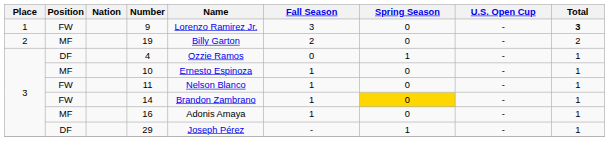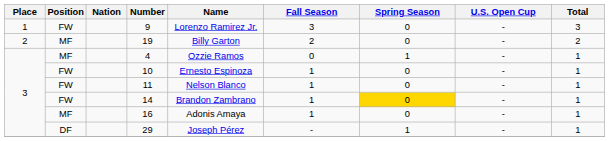(578, 27) bold -> (578, 27) normal
(66, 56) DF -> (66, 56) MF
(66, 71) MF -> (66, 71) FW
